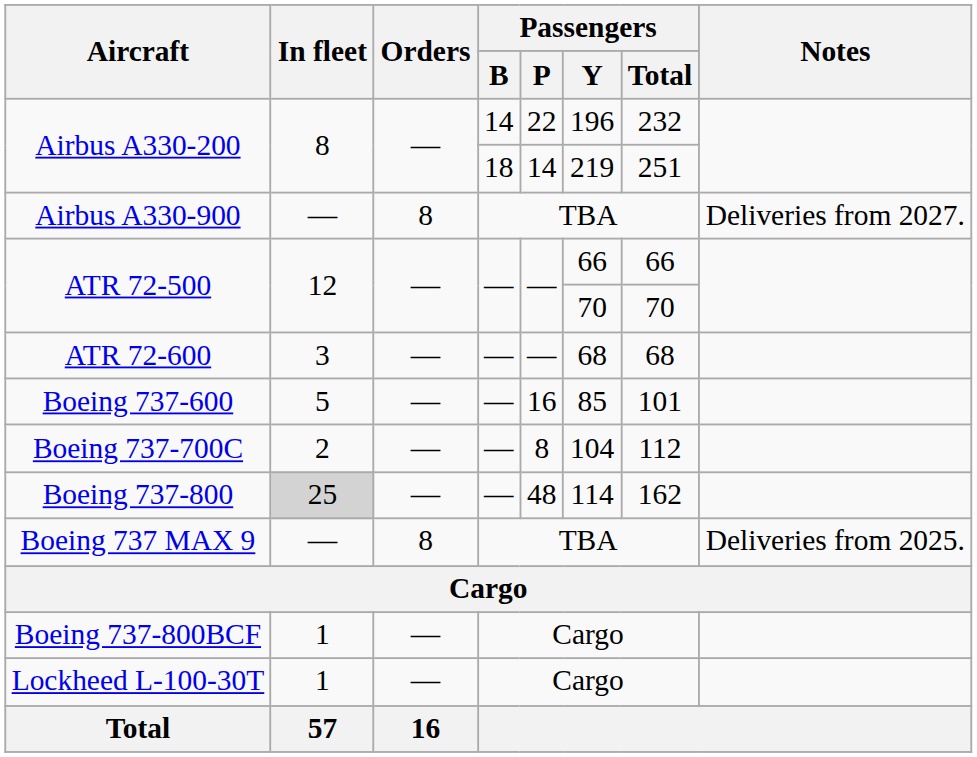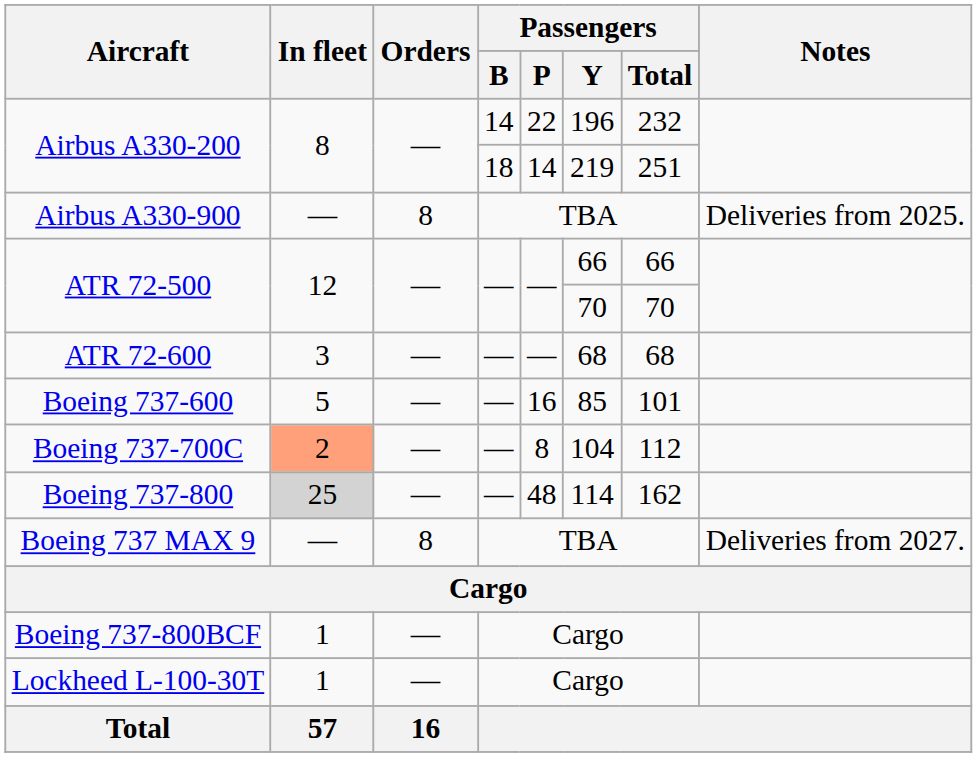(835, 214) Deliveries from 2027. -> (835, 214) Deliveries from 2025.
(322, 448) no background -> (322, 448) lightsalmon background
(835, 541) Deliveries from 2025. -> (835, 541) Deliveries from 2027.
